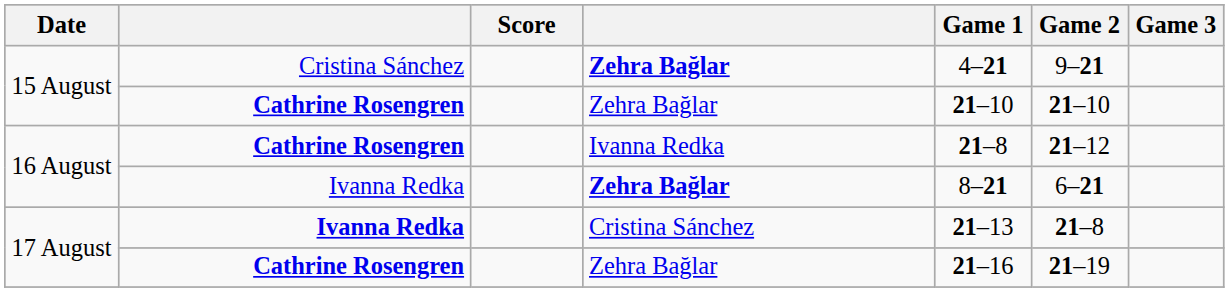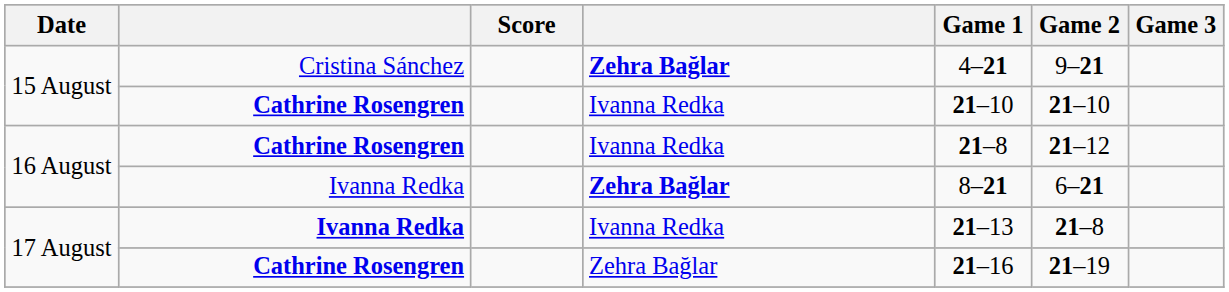(653, 105) Zehra Bağlar -> (657, 105) Ivanna Redka
(672, 226) Cristina Sánchez -> (657, 226) Ivanna Redka
